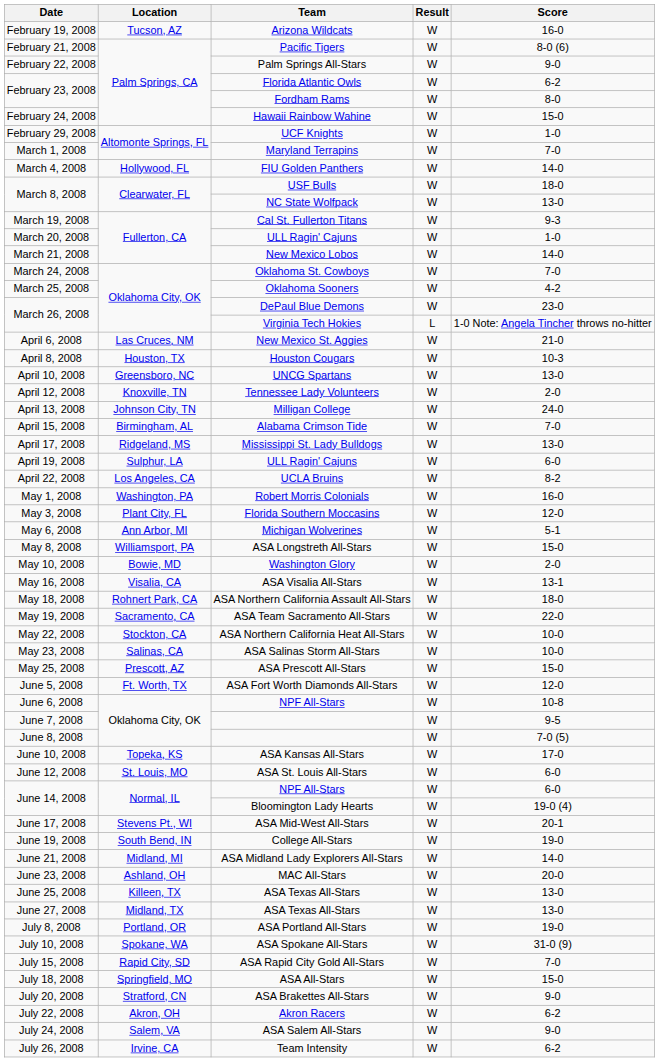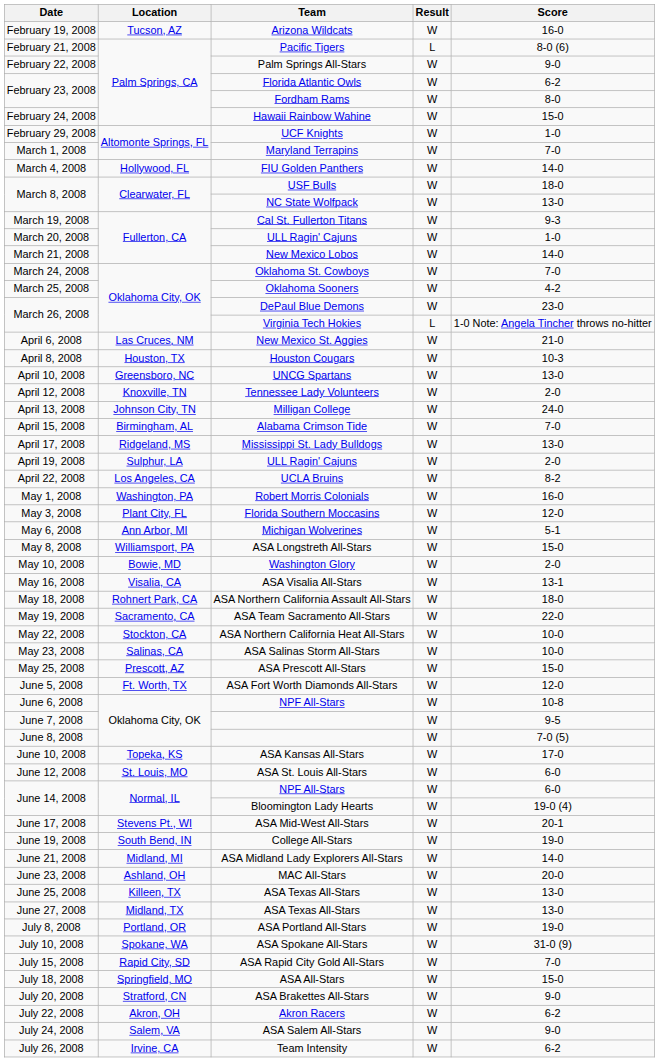(432, 47) W -> (432, 47) L
(553, 461) 6-0 -> (553, 461) 2-0
